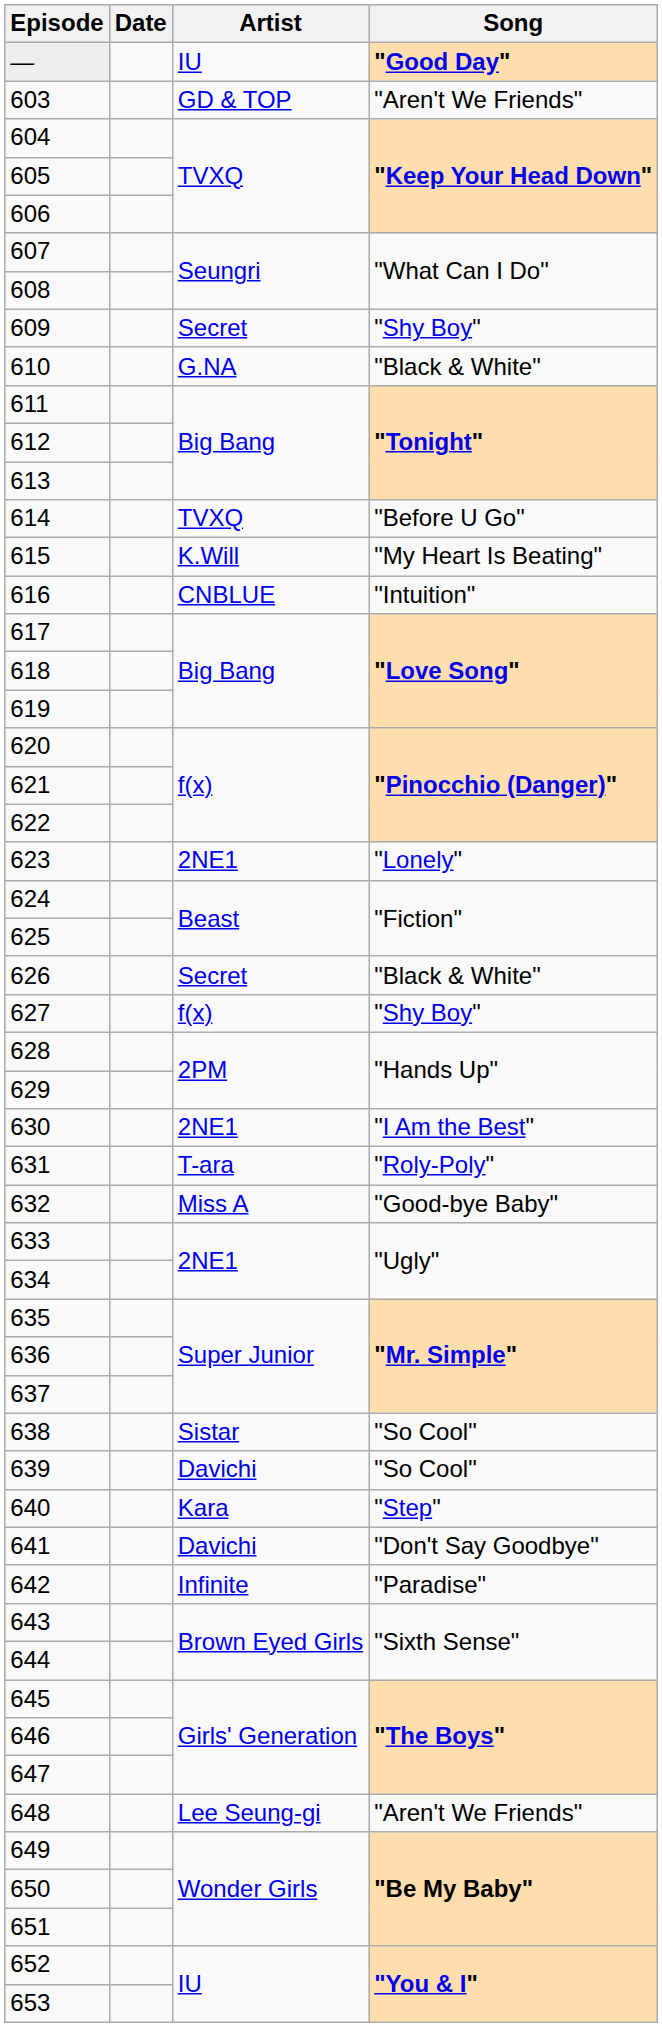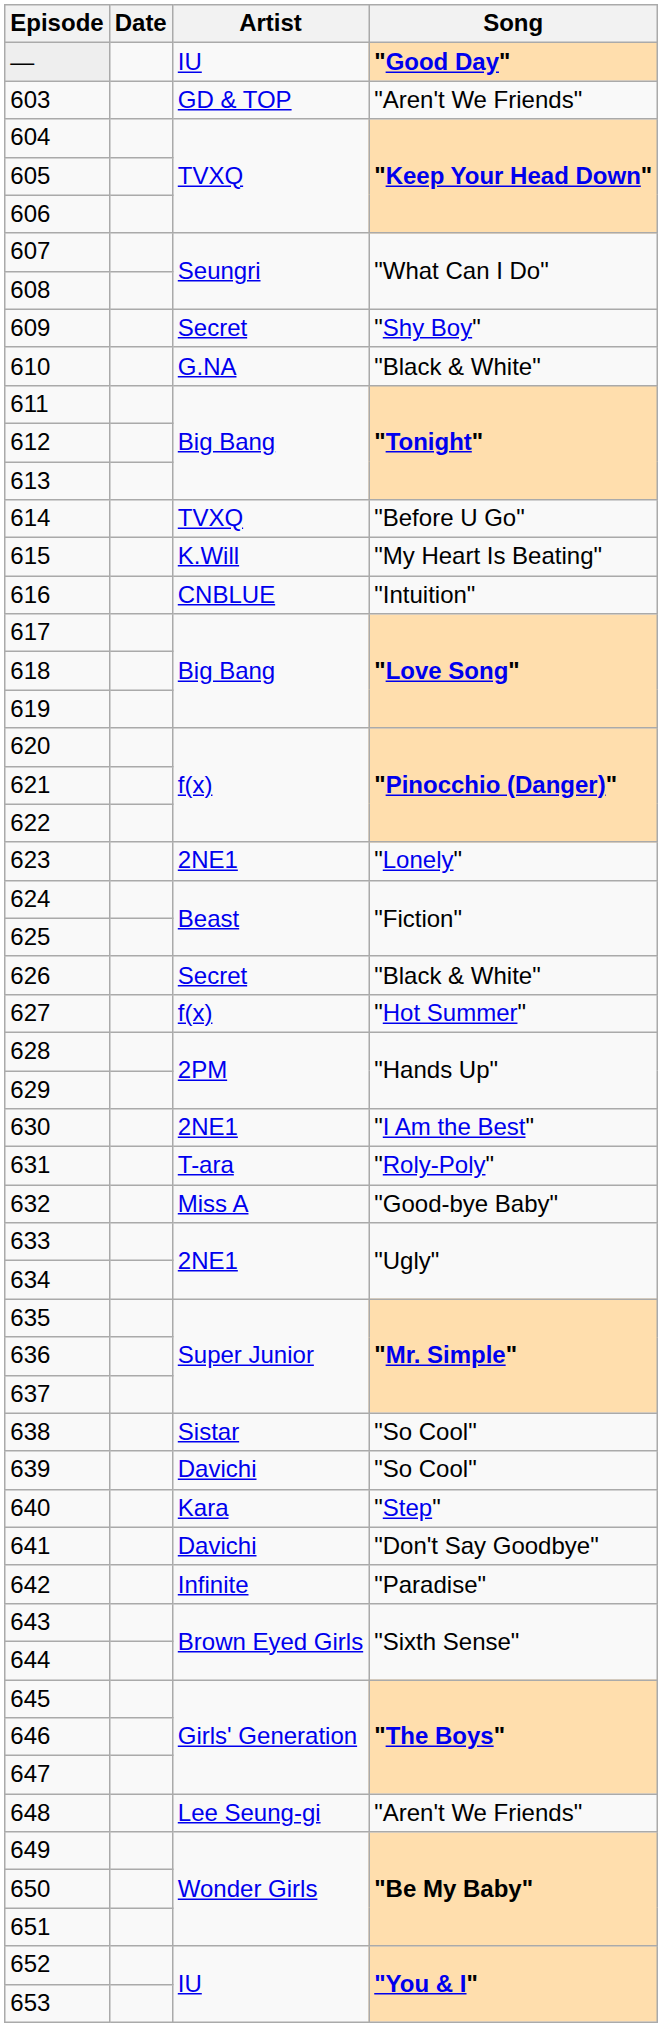(427, 1013) "Shy Boy" -> (450, 1013) "Hot Summer"
